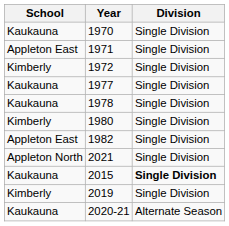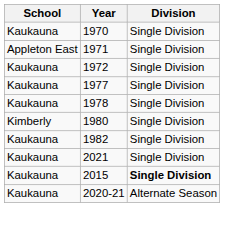(29, 67) Kimberly -> (33, 67) Kaukauna
(42, 139) Appleton East -> (33, 139) Kaukauna
(45, 157) Appleton North -> (33, 157) Kaukauna
- row: (101, 193)
